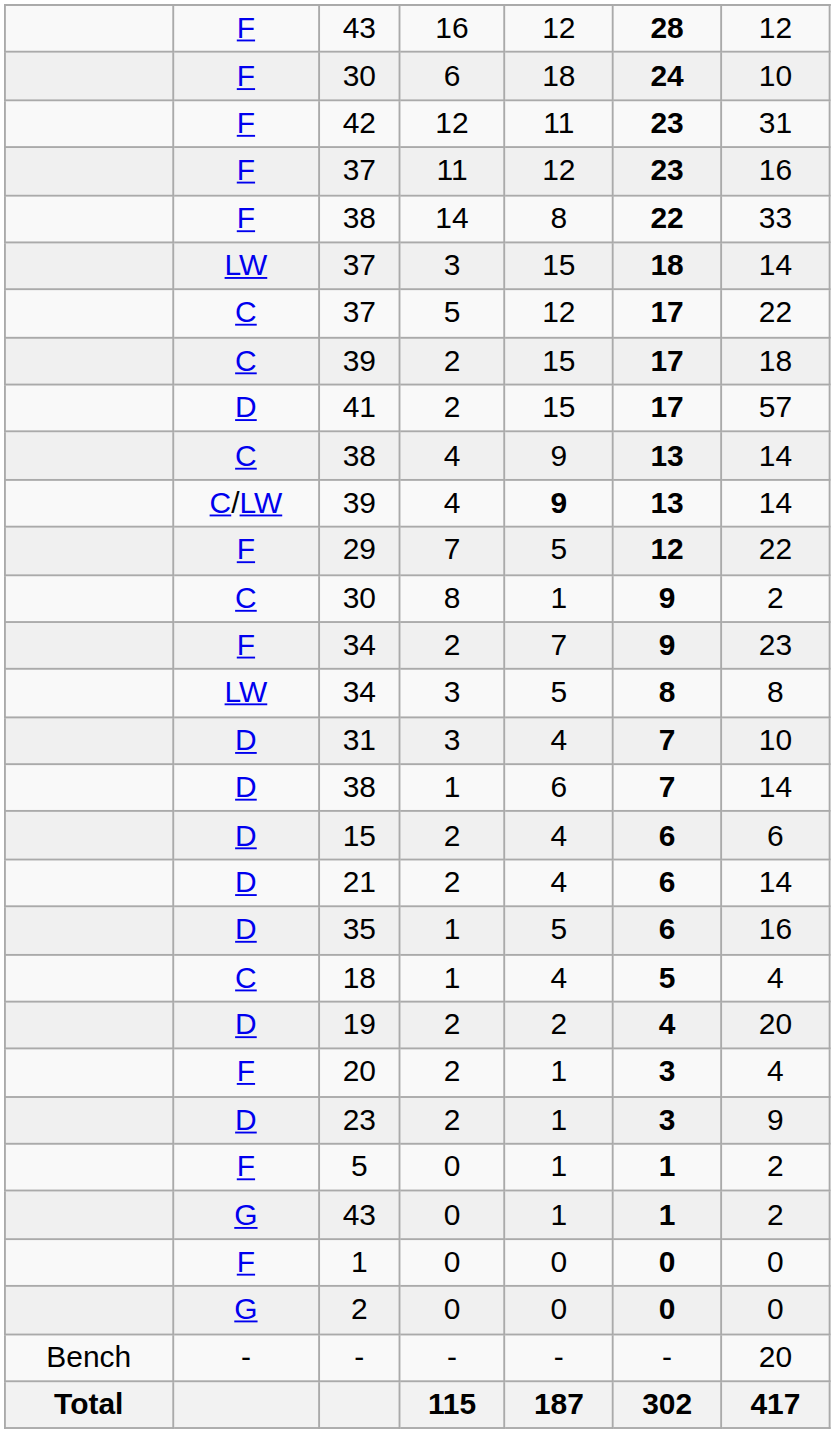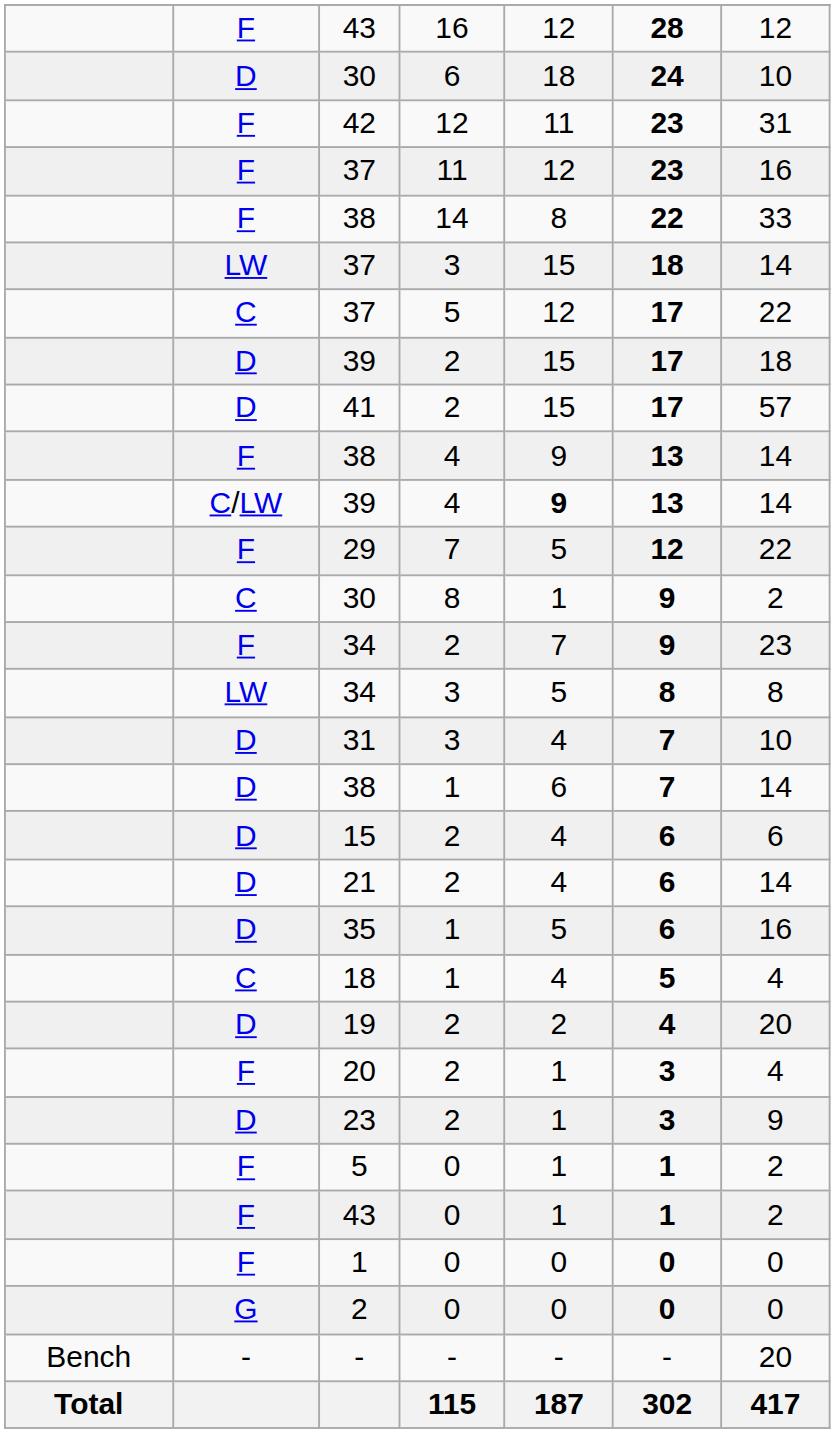(246, 75) F -> (246, 75) D
(246, 360) C -> (246, 360) D
(246, 455) C -> (246, 455) F
(246, 1214) G -> (246, 1214) F
